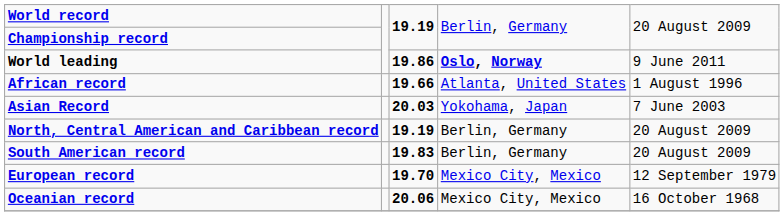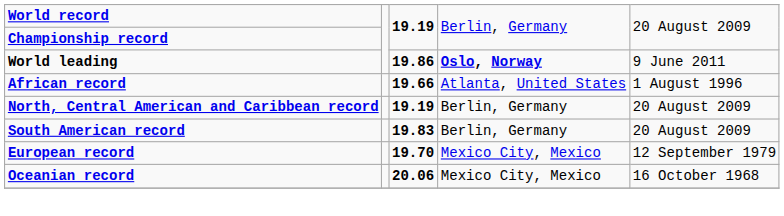- row: (58, 108)
